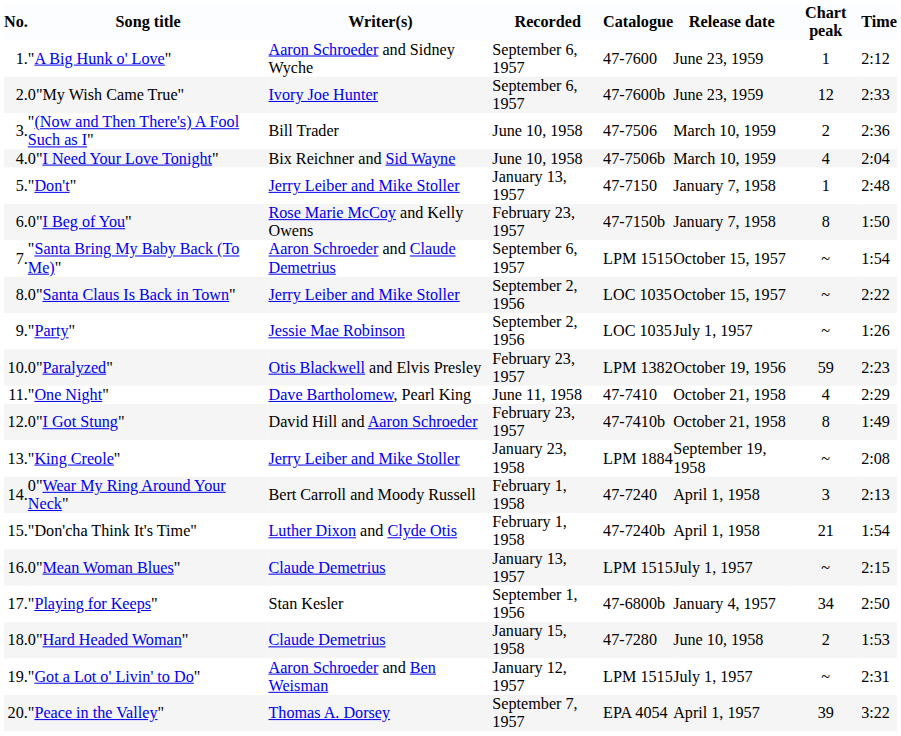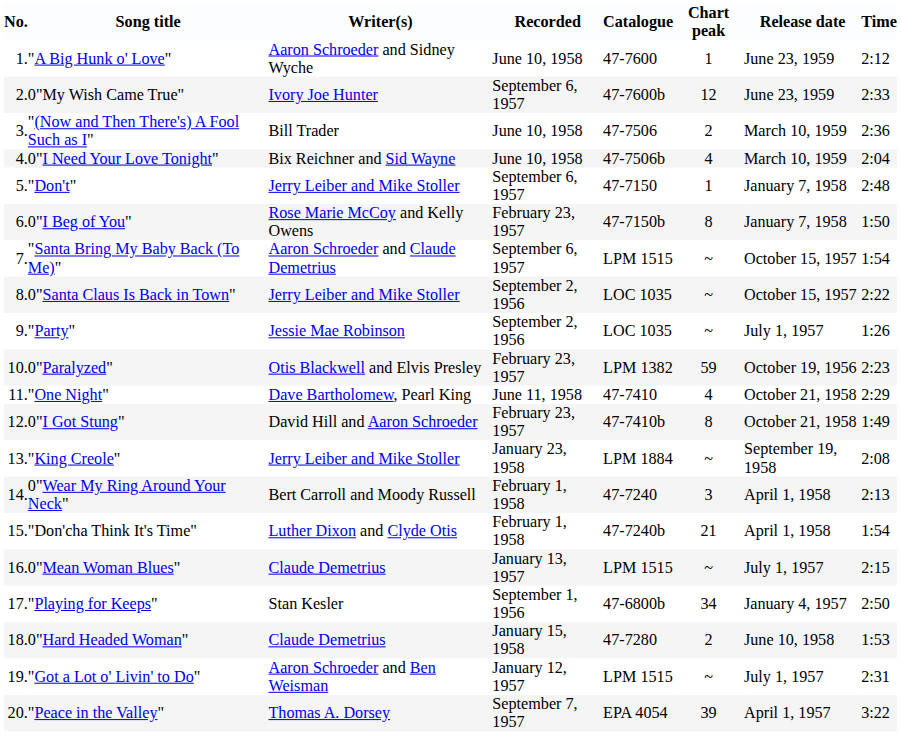columns swapped: (732, 22) <-> (826, 22)
(535, 58) September 6, 1957 -> (537, 58) June 10, 1958
(530, 185) January 13, 1957 -> (535, 185) September 6, 1957
